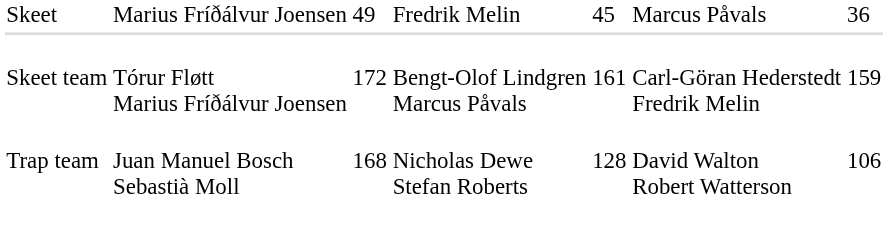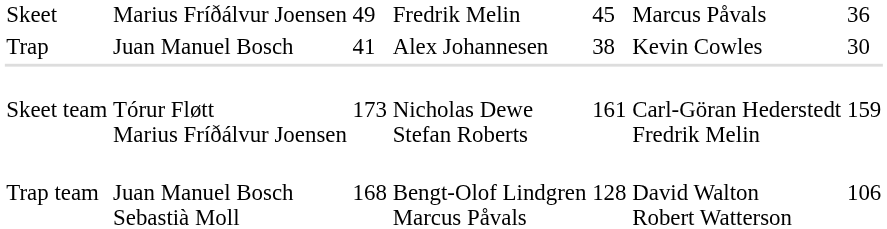+ row: (27, 46)
(370, 77) 172 -> (370, 109) 173
(490, 90) Bengt-Olof Lindgren Marcus Påvals -> (463, 122) Nicholas Dewe Stefan Roberts
(463, 173) Nicholas Dewe Stefan Roberts -> (490, 205) Bengt-Olof Lindgren Marcus Påvals
